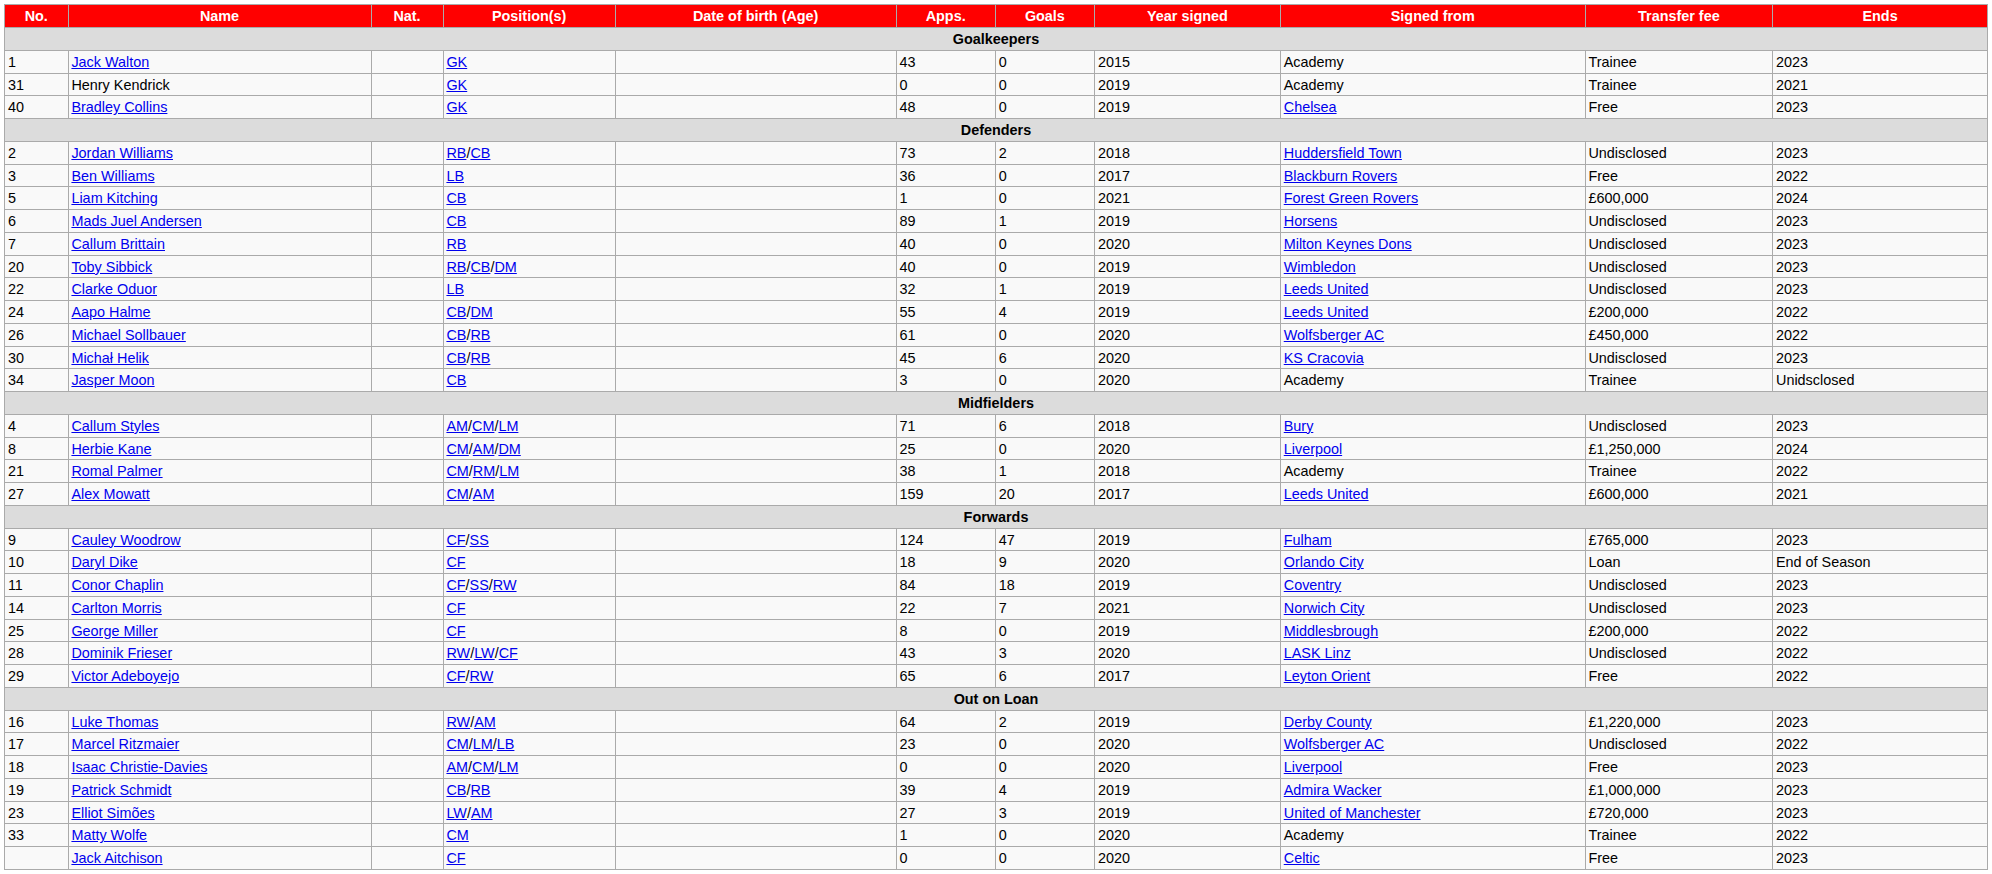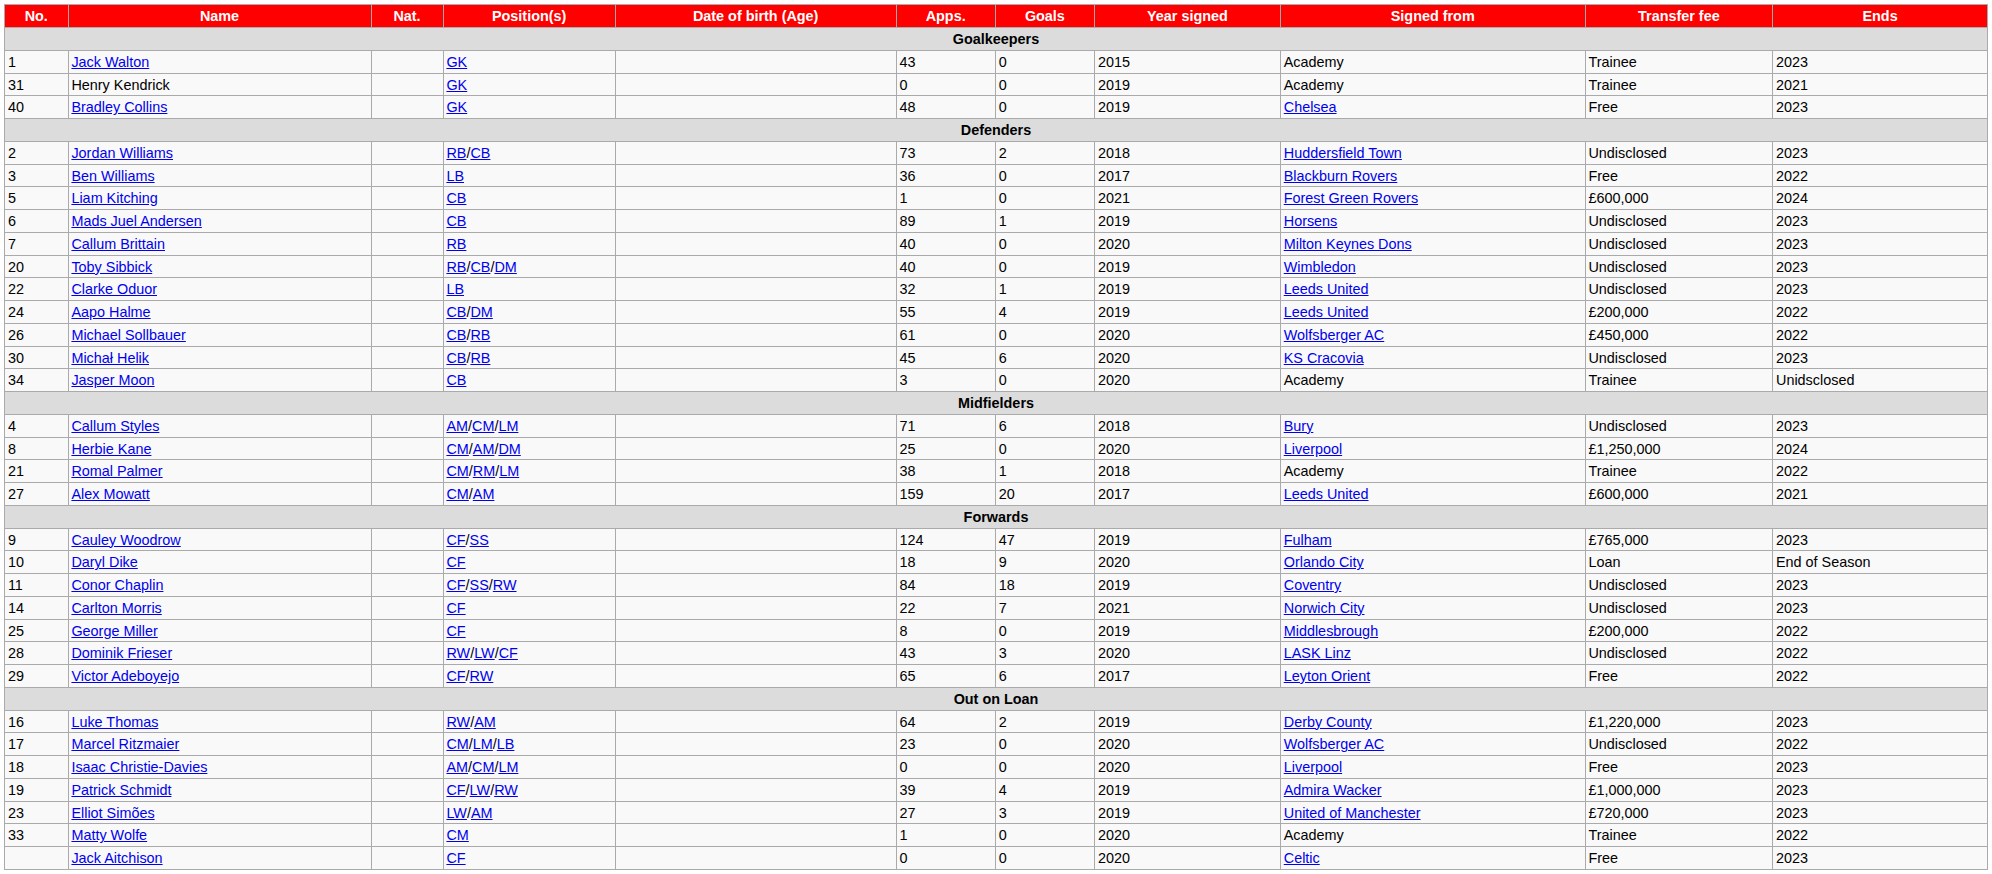(468, 790) CB/RB -> (482, 790) CF/LW/RW
